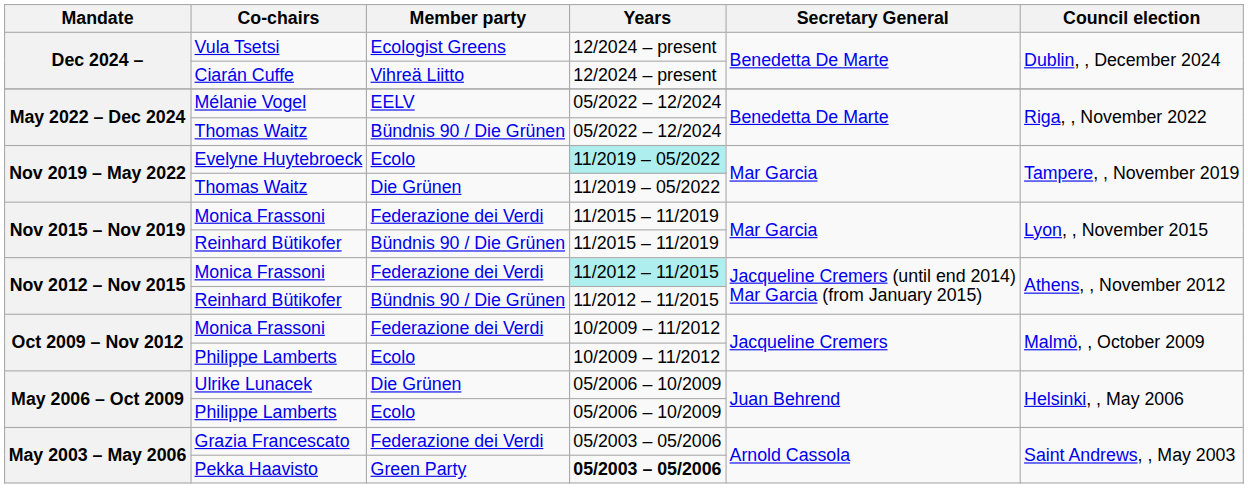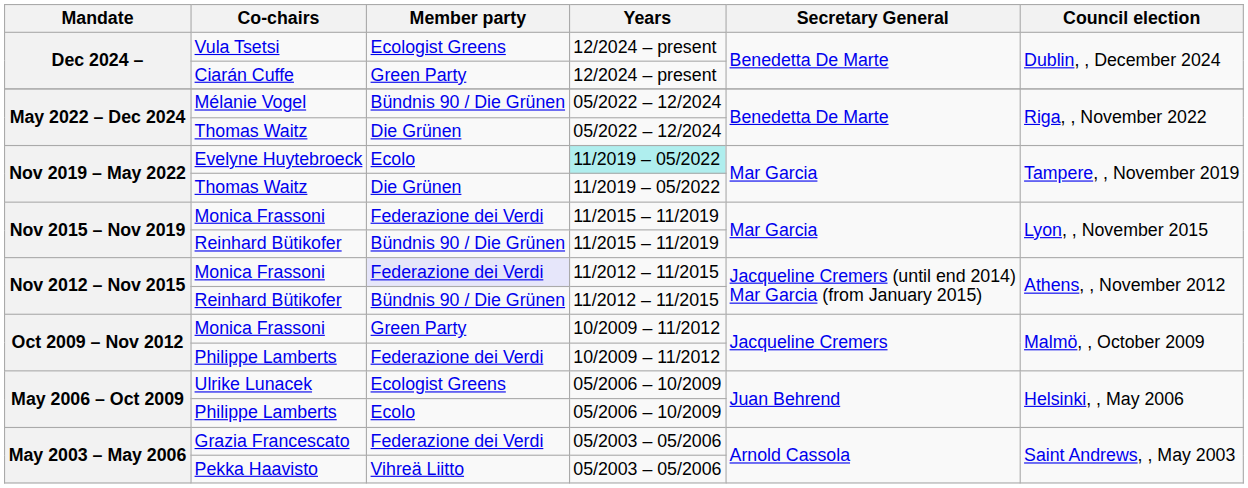(417, 74) Vihreä Liitto -> (418, 74) Green Party
(393, 103) EELV -> (468, 103) Bündnis 90 / Die Grünen
(468, 131) Bündnis 90 / Die Grünen -> (416, 131) Die Grünen
(457, 272) no background -> (457, 272) lavender background
(646, 272) paleturquoise background -> (646, 272) no background
(457, 328) Federazione dei Verdi -> (418, 328) Green Party
(393, 356) Ecolo -> (457, 356) Federazione dei Verdi
(416, 384) Die Grünen -> (438, 384) Ecologist Greens
(418, 469) Green Party -> (417, 469) Vihreä Liitto
(647, 469) bold -> (647, 469) normal
